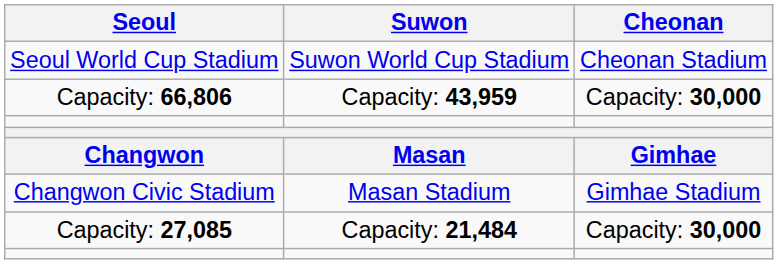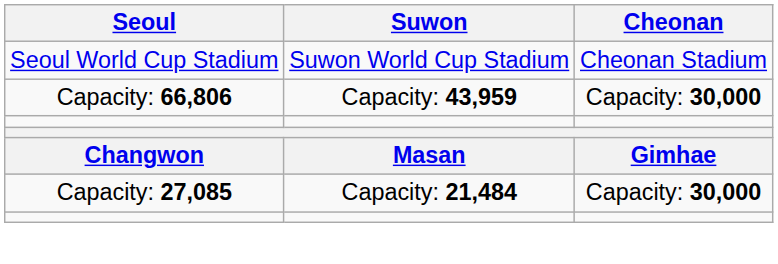- row: (144, 192)
